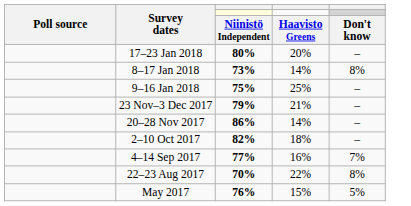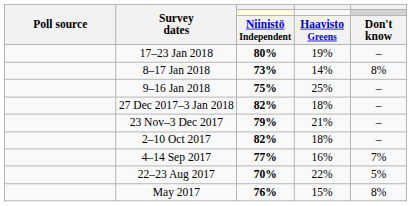(301, 52) 20% -> (322, 52) 19%
+ row: (176, 105)
- row: (166, 122)
(357, 174) 8% -> (379, 174) 5%
(357, 191) 5% -> (379, 191) 8%
